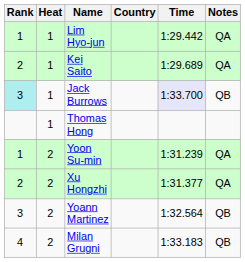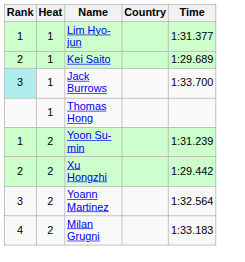- column: (223, 13)
(182, 36) 1:29.442 -> (192, 36) 1:31.377
(182, 95) lavender background -> (192, 83) no background
(182, 183) 1:31.377 -> (192, 171) 1:29.442
